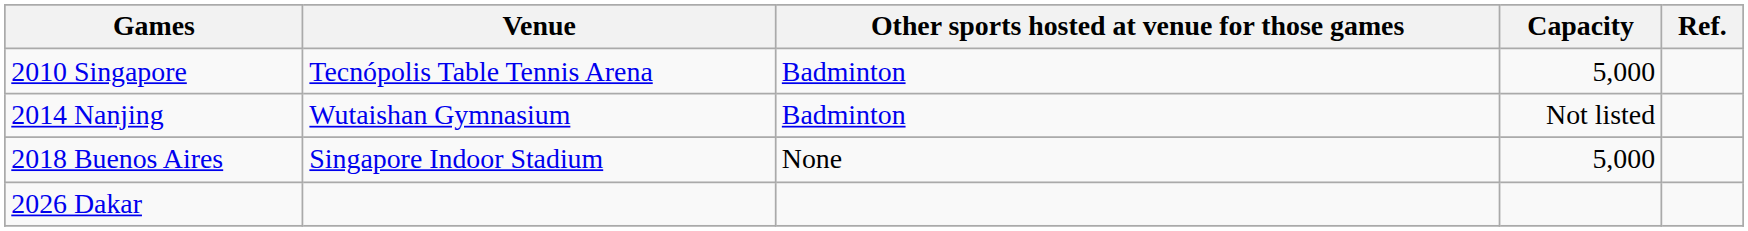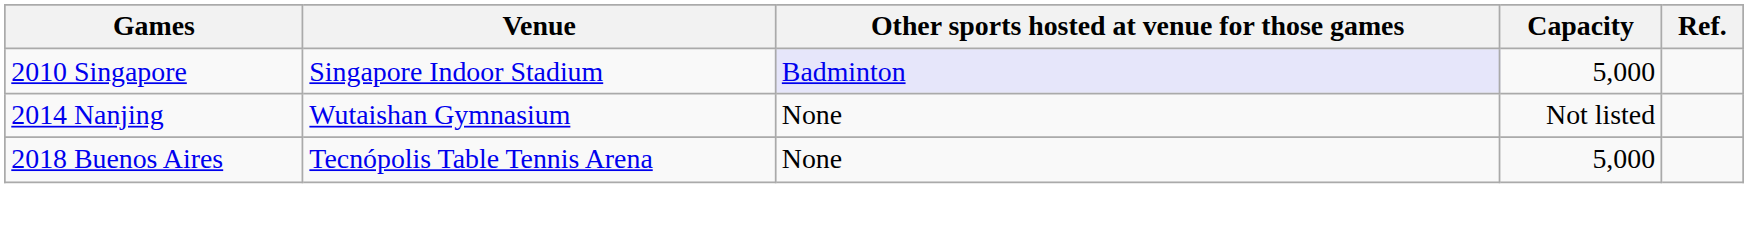(481, 70) Tecnópolis Table Tennis Arena -> (456, 70) Singapore Indoor Stadium
(844, 70) no background -> (844, 70) lavender background
(844, 114) Badminton -> (812, 114) None
(456, 159) Singapore Indoor Stadium -> (481, 159) Tecnópolis Table Tennis Arena
- row: (77, 203)
